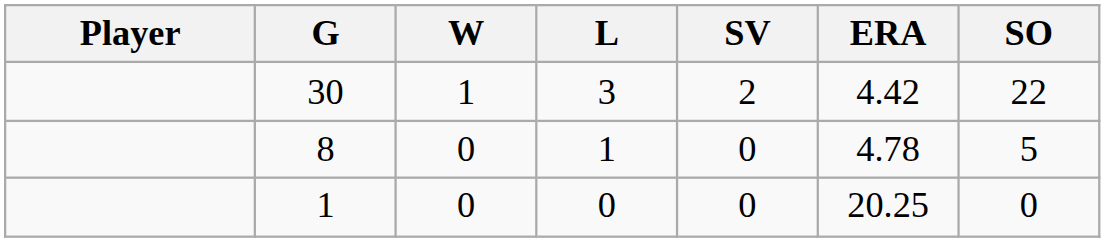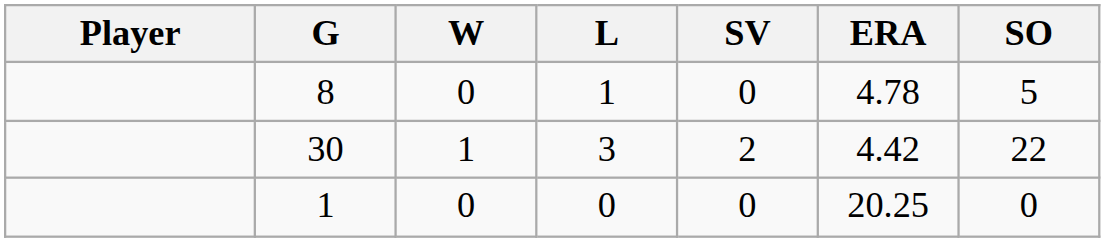rows swapped: (326, 90) <-> (326, 148)
